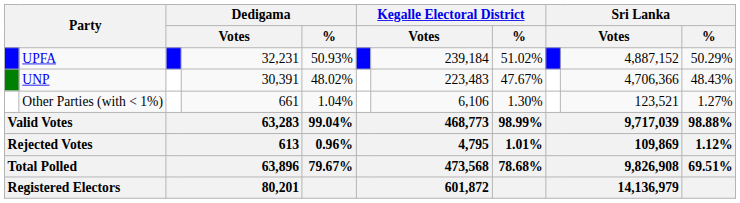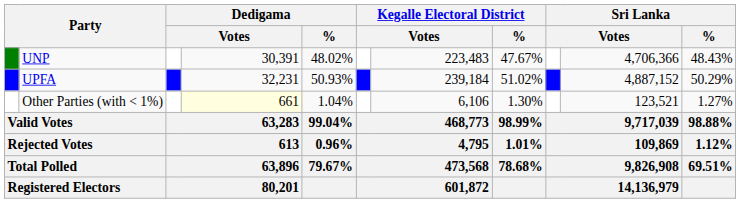rows swapped: (39, 58) <-> (36, 79)
(289, 101) no background -> (289, 101) lightyellow background
